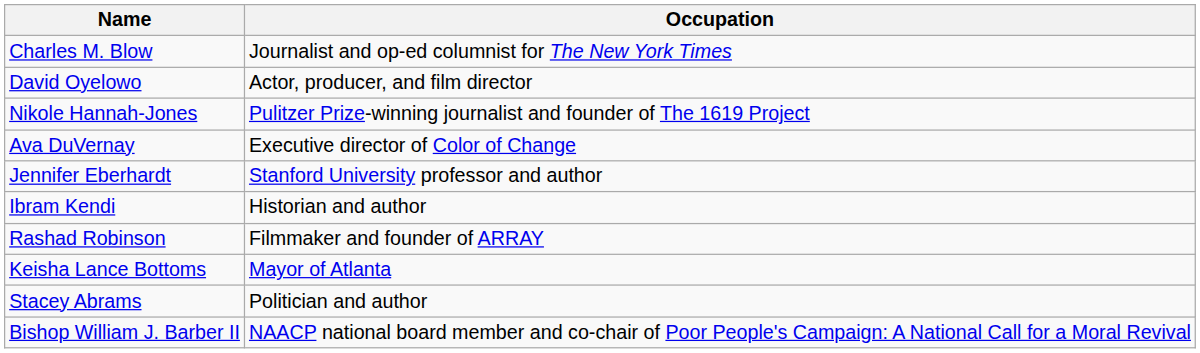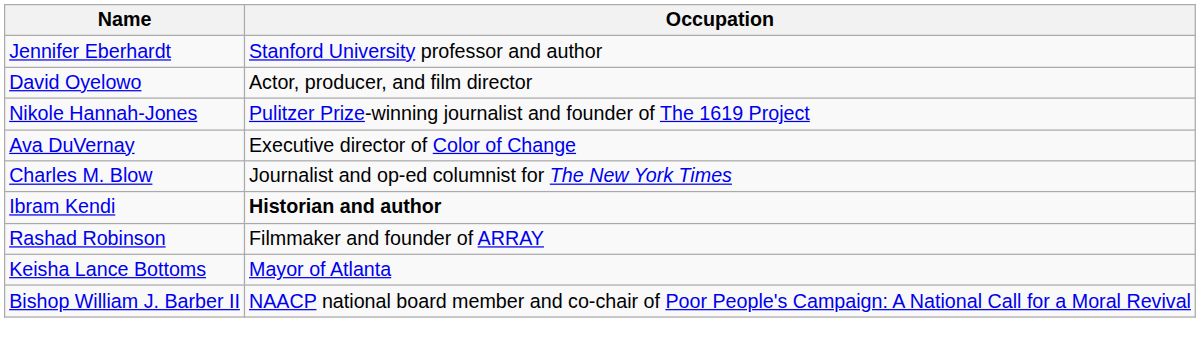rows swapped: (81, 51) <-> (90, 176)
(338, 207) normal -> (345, 207) bold
- row: (75, 301)
